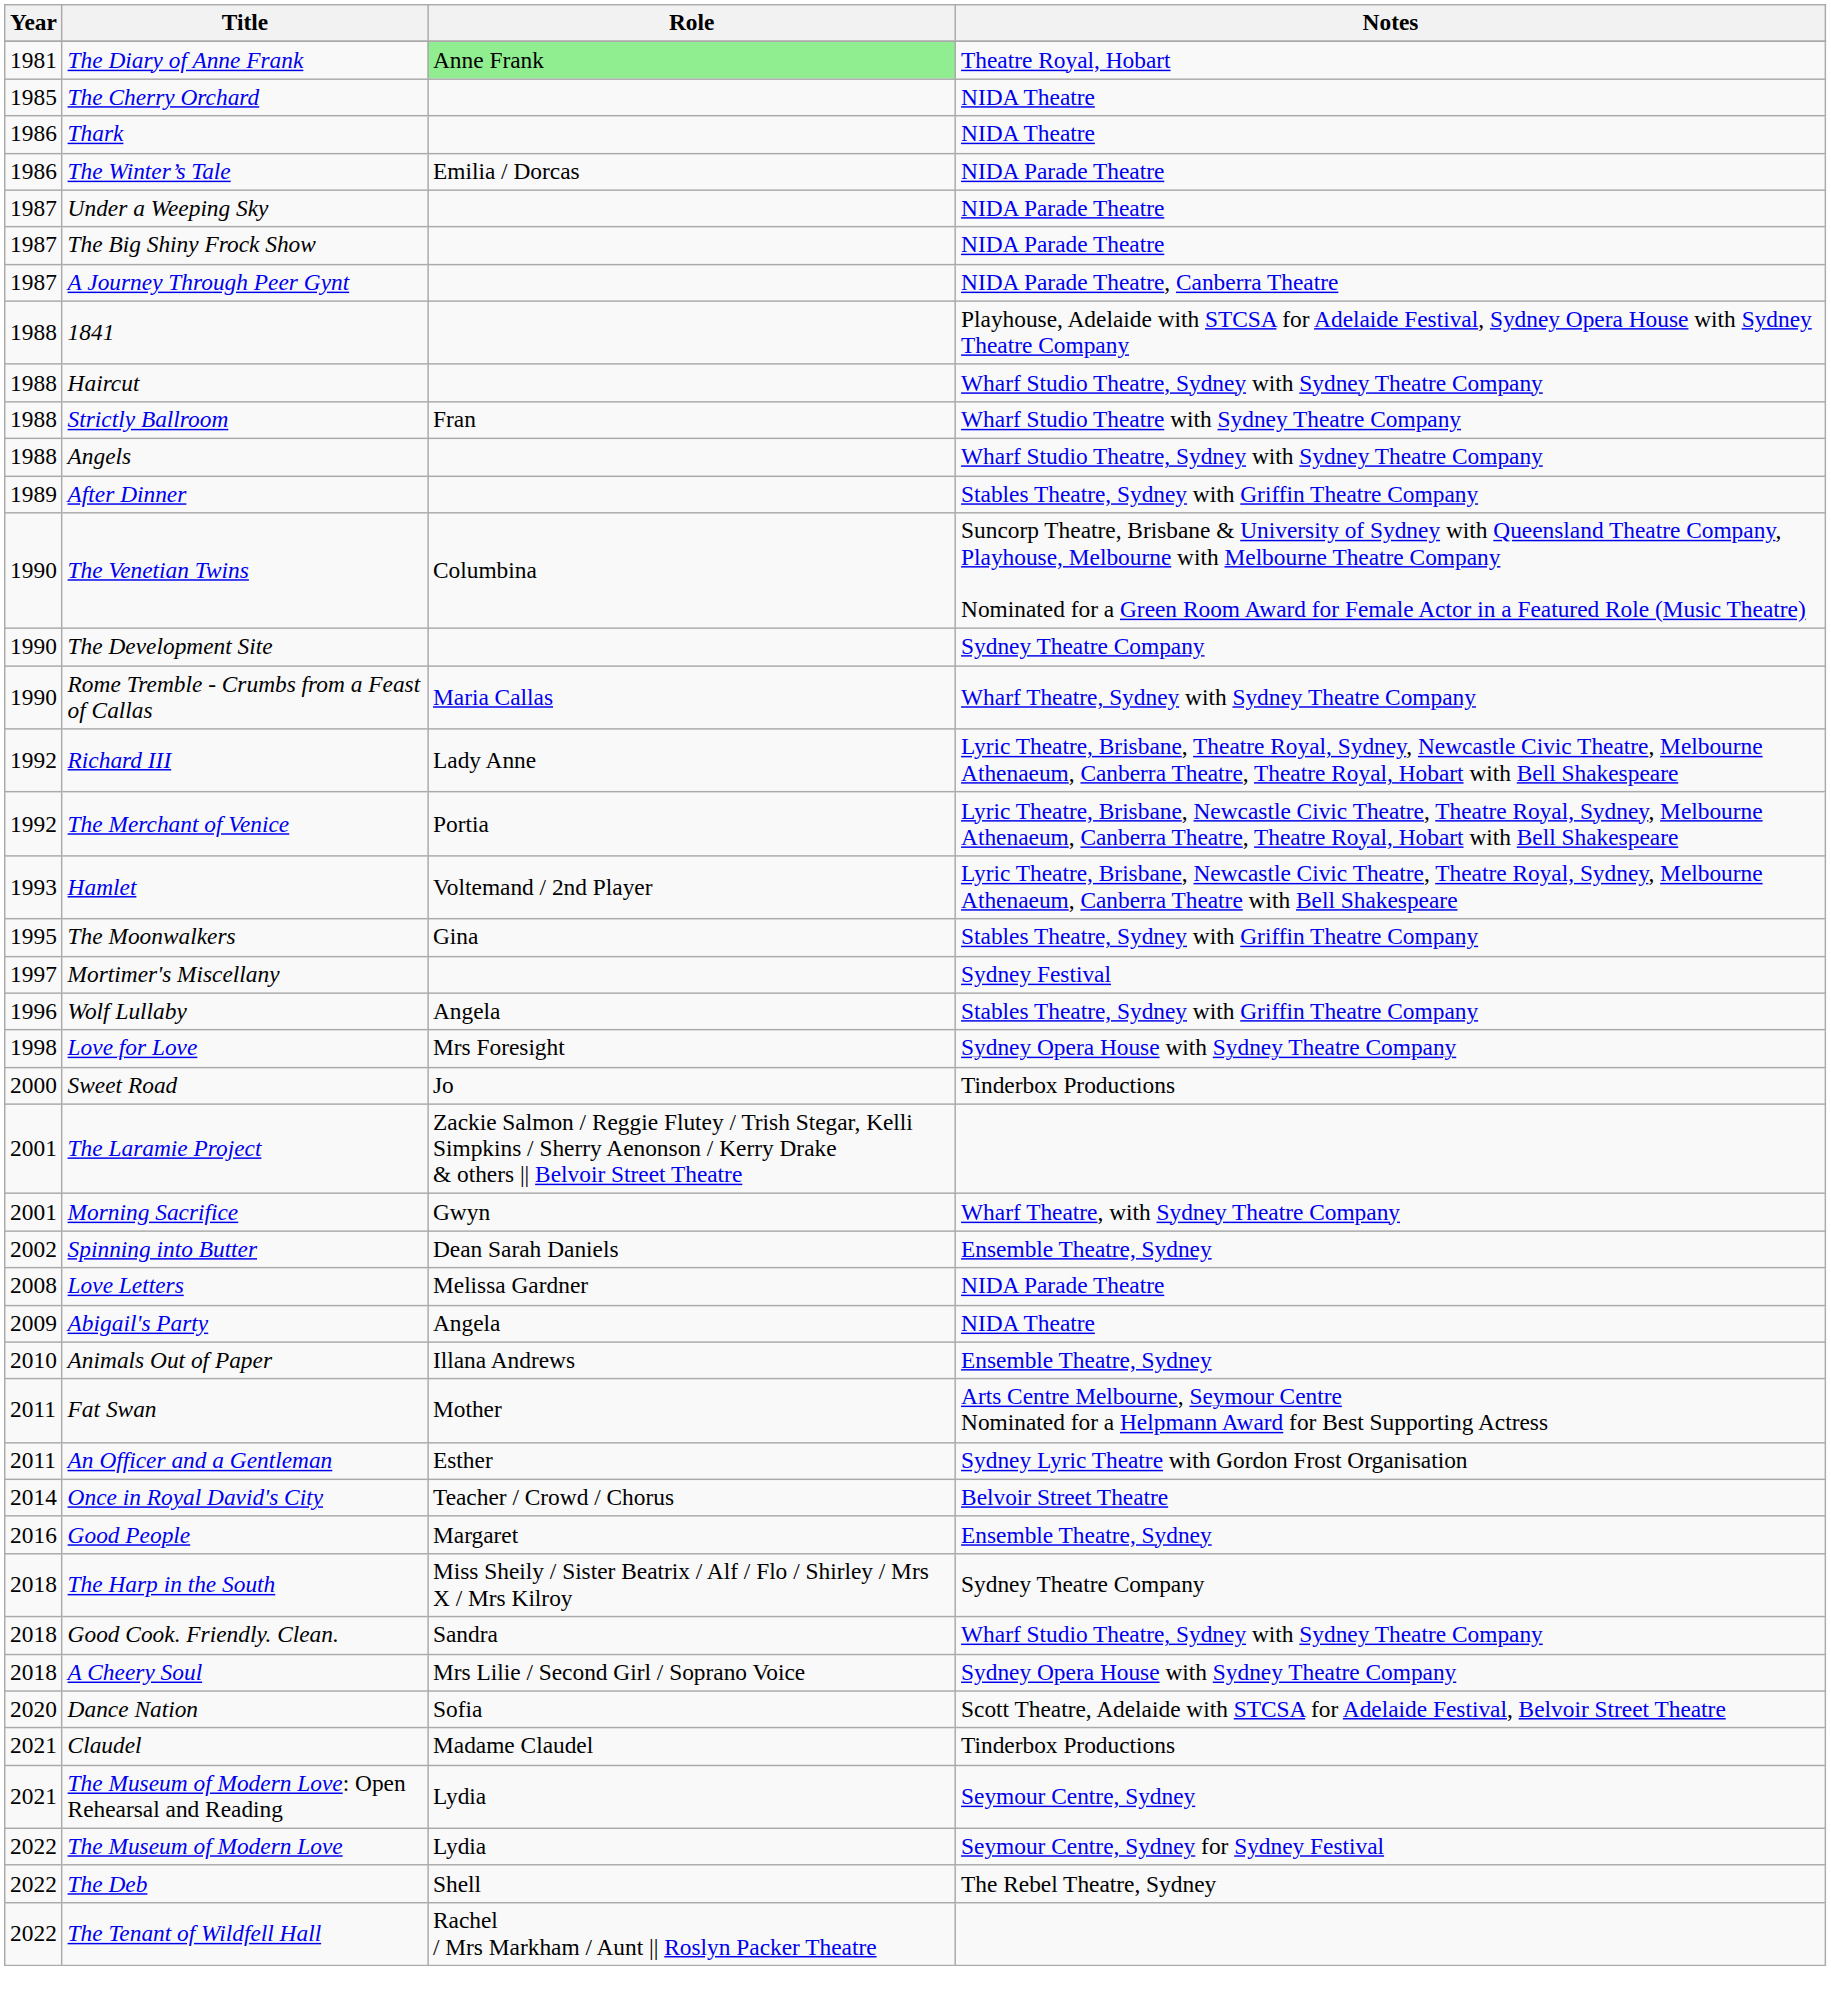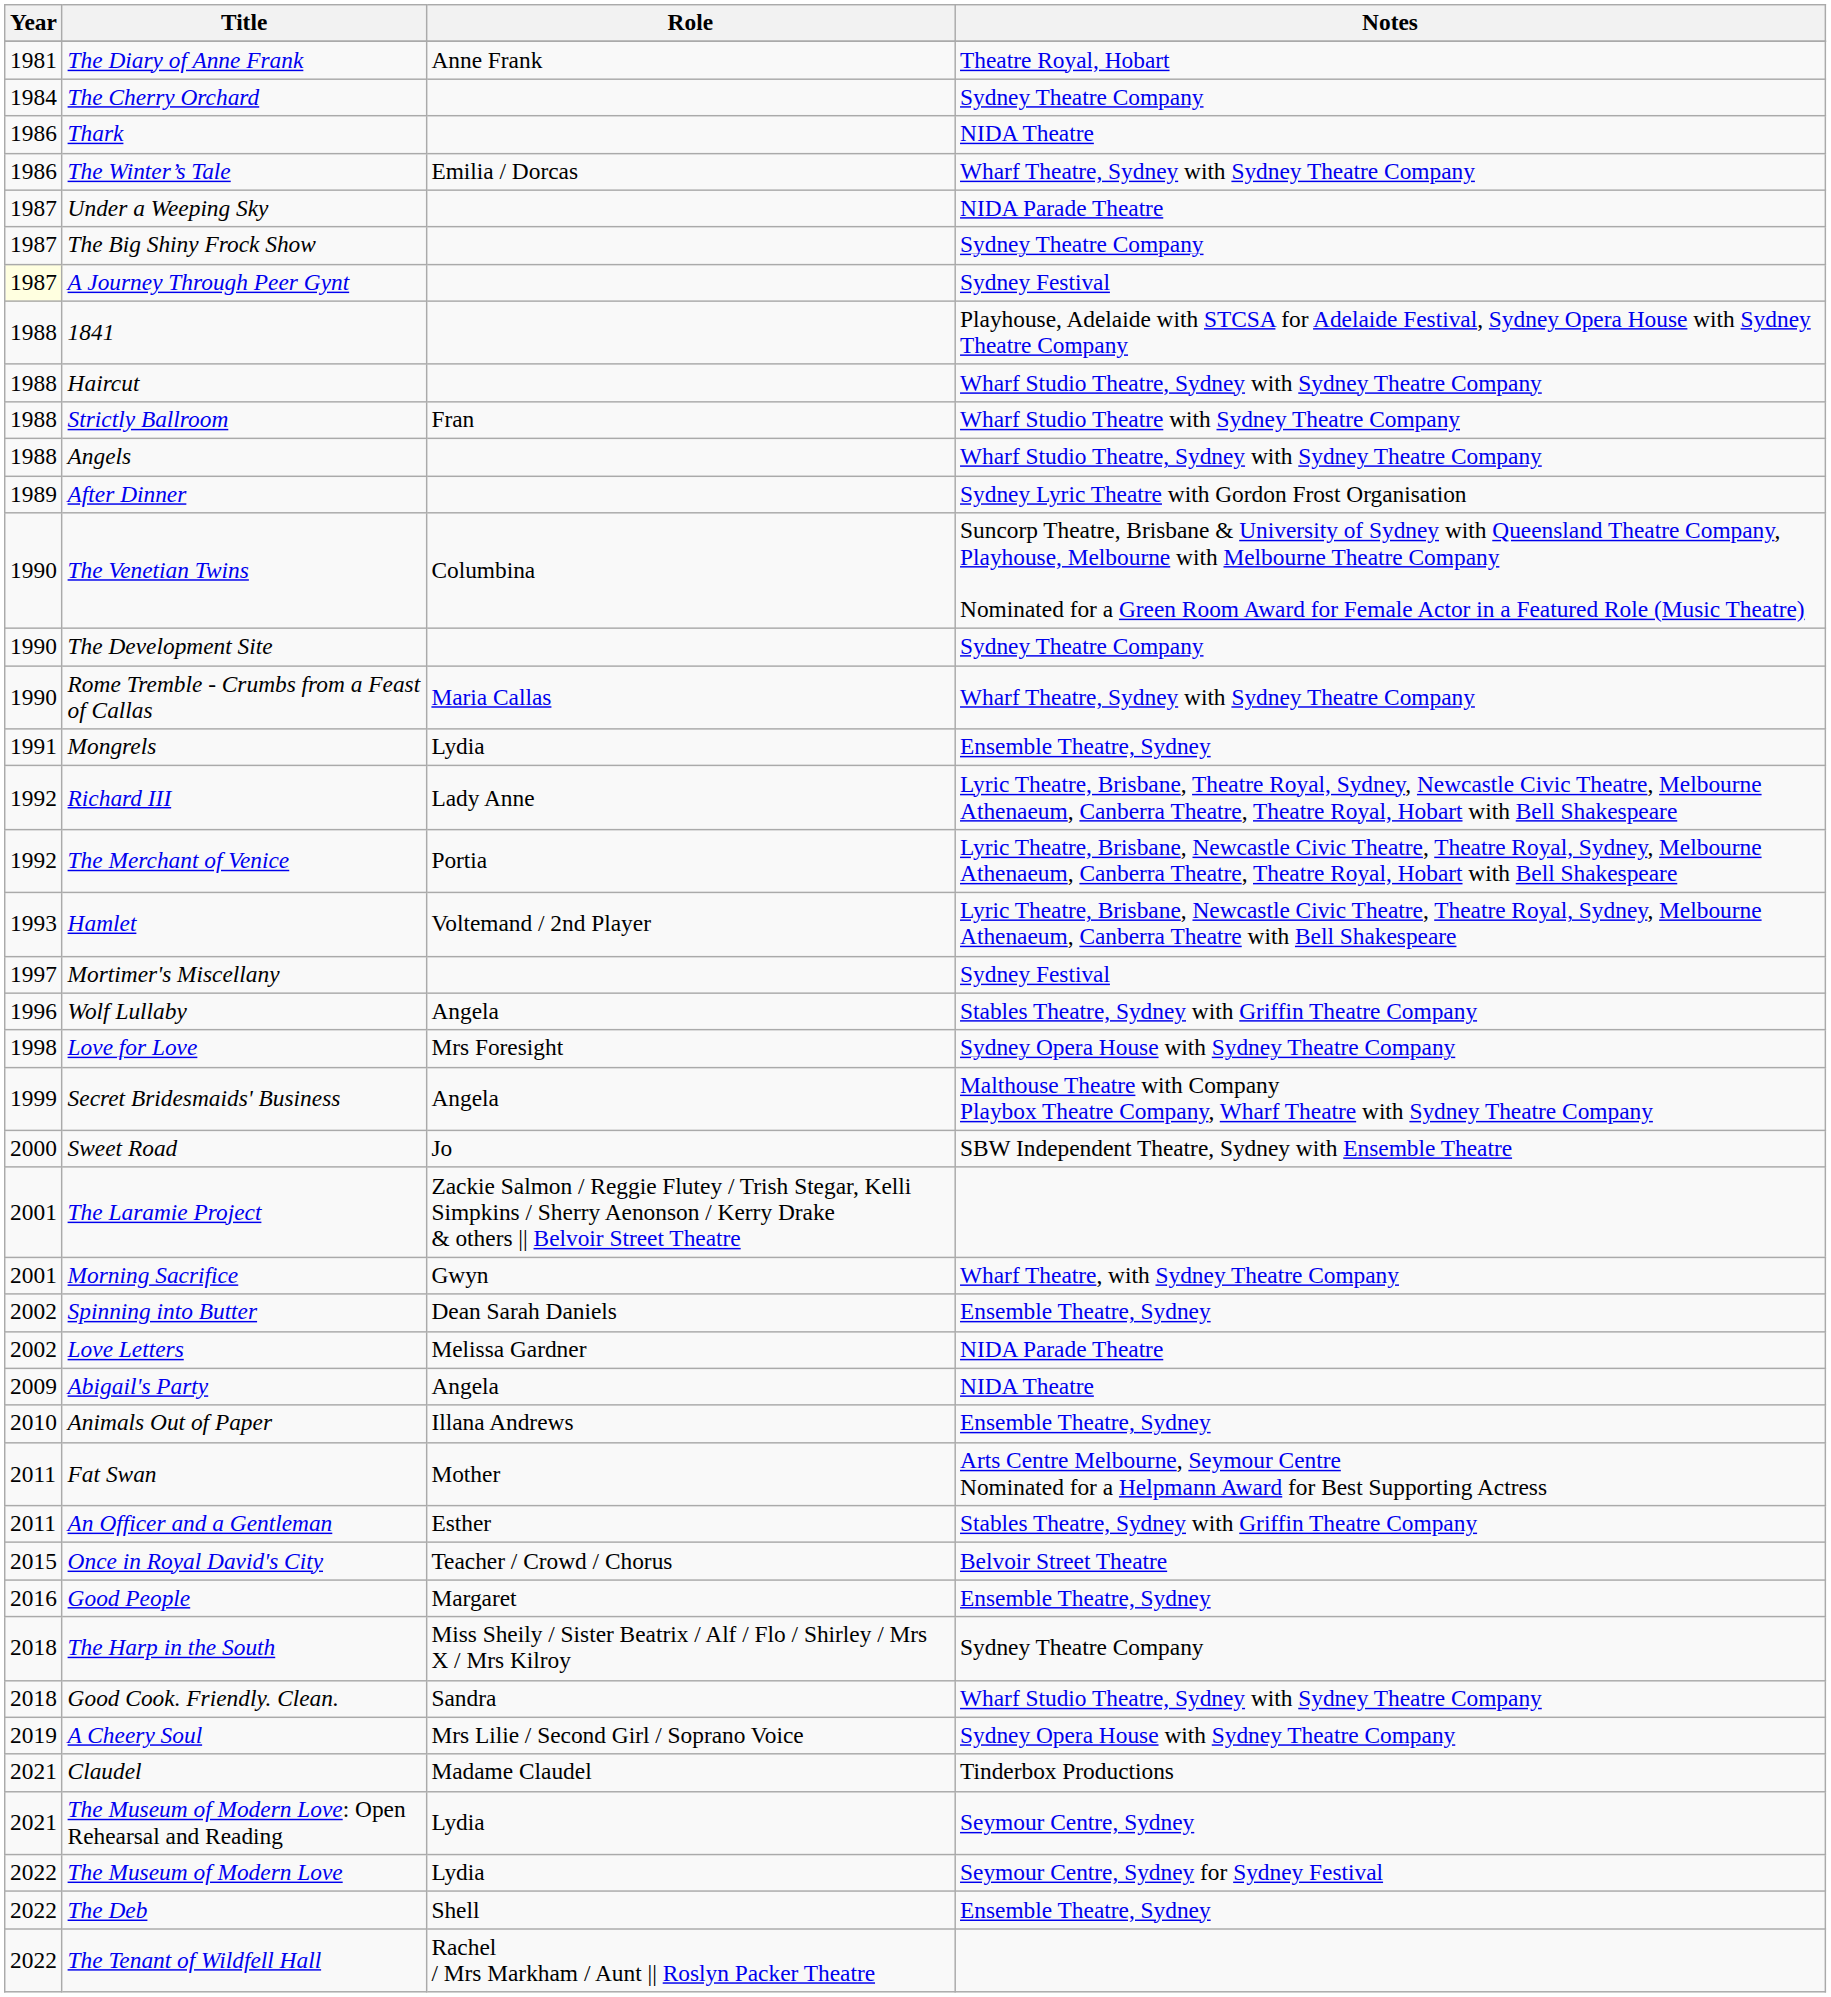(488, 60) lightgreen background -> (487, 60) no background
(33, 97) 1985 -> (33, 97) 1984
(1028, 97) NIDA Theatre -> (1082, 97) Sydney Theatre Company
(1063, 171) NIDA Parade Theatre -> (1217, 171) Wharf Theatre, Sydney with Sydney Theatre Company
(1063, 245) NIDA Parade Theatre -> (1082, 245) Sydney Theatre Company
(33, 282) no background -> (33, 282) lightyellow background
(1150, 282) NIDA Parade Theatre, Canberra Theatre -> (1035, 282) Sydney Festival
(1220, 493) Stables Theatre, Sydney with Griffin Theatre Company -> (1213, 493) Sydney Lyric Theatre with Gordon Frost Organisation
+ row: (112, 747)
- row: (152, 937)
+ row: (204, 1098)
(1068, 1085) Tinderbox Productions -> (1236, 1148) SBW Independent Theatre, Sydney with Ensemble Theatre
(33, 1286) 2008 -> (33, 1349) 2002
(1214, 1460) Sydney Lyric Theatre with Gordon Frost Organisation -> (1219, 1523) Stables Theatre, Sydney with Griffin Theatre Company
(33, 1497) 2014 -> (33, 1560) 2015
(33, 1672) 2018 -> (33, 1735) 2019
- row: (133, 1709)
(1089, 1883) The Rebel Theatre, Sydney -> (1085, 1909) Ensemble Theatre, Sydney
